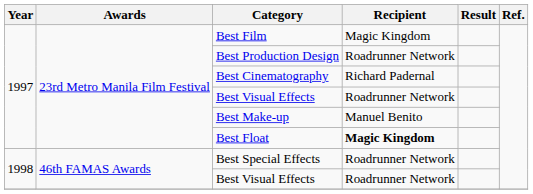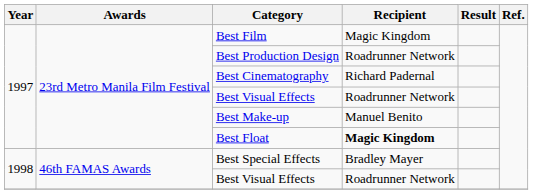(400, 158) Roadrunner Network -> (384, 158) Bradley Mayer
